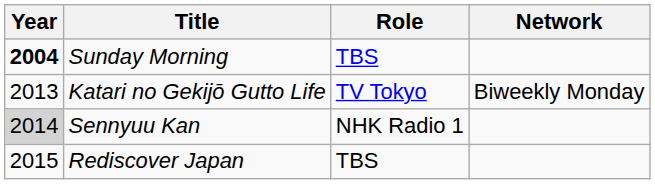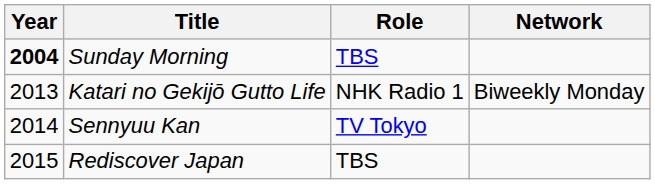(381, 91) TV Tokyo -> (400, 91) NHK Radio 1
(34, 126) lightgrey background -> (34, 126) no background
(400, 126) NHK Radio 1 -> (381, 126) TV Tokyo
